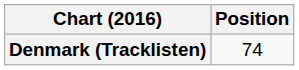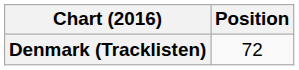(252, 49) 74 -> (252, 49) 72
